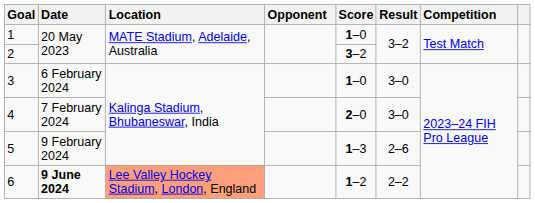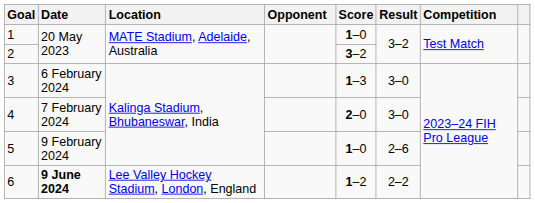(356, 81) 1–0 -> (356, 81) 1–3
(356, 148) 1–3 -> (356, 148) 1–0
(182, 182) lightsalmon background -> (182, 182) no background
